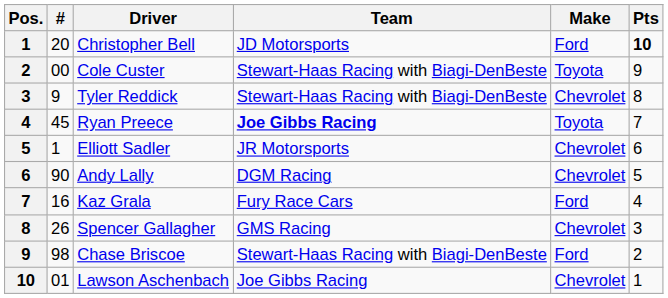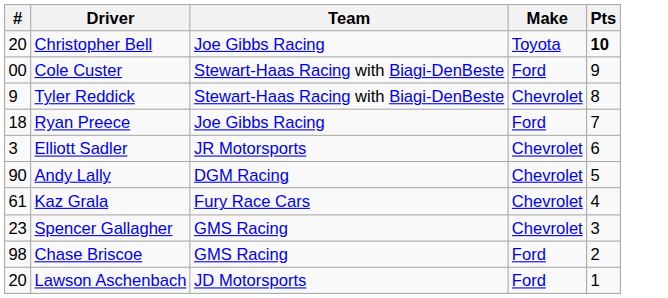- column: (26, 18)
(293, 44) JD Motorsports -> (259, 44) Joe Gibbs Racing
(572, 44) Ford -> (536, 44) Toyota
(579, 70) Toyota -> (529, 70) Ford
(60, 123) 45 -> (18, 123) 18
(307, 123) bold -> (259, 123) normal
(579, 123) Toyota -> (529, 123) Ford
(56, 149) 1 -> (13, 149) 3
(60, 201) 16 -> (18, 201) 61
(572, 201) Ford -> (547, 201) Chevrolet
(60, 228) 26 -> (18, 228) 23
(392, 254) Stewart-Haas Racing with Biagi-DenBeste -> (241, 254) GMS Racing
(60, 280) 01 -> (18, 280) 20
(302, 280) Joe Gibbs Racing -> (250, 280) JD Motorsports
(590, 280) Chevrolet -> (529, 280) Ford
